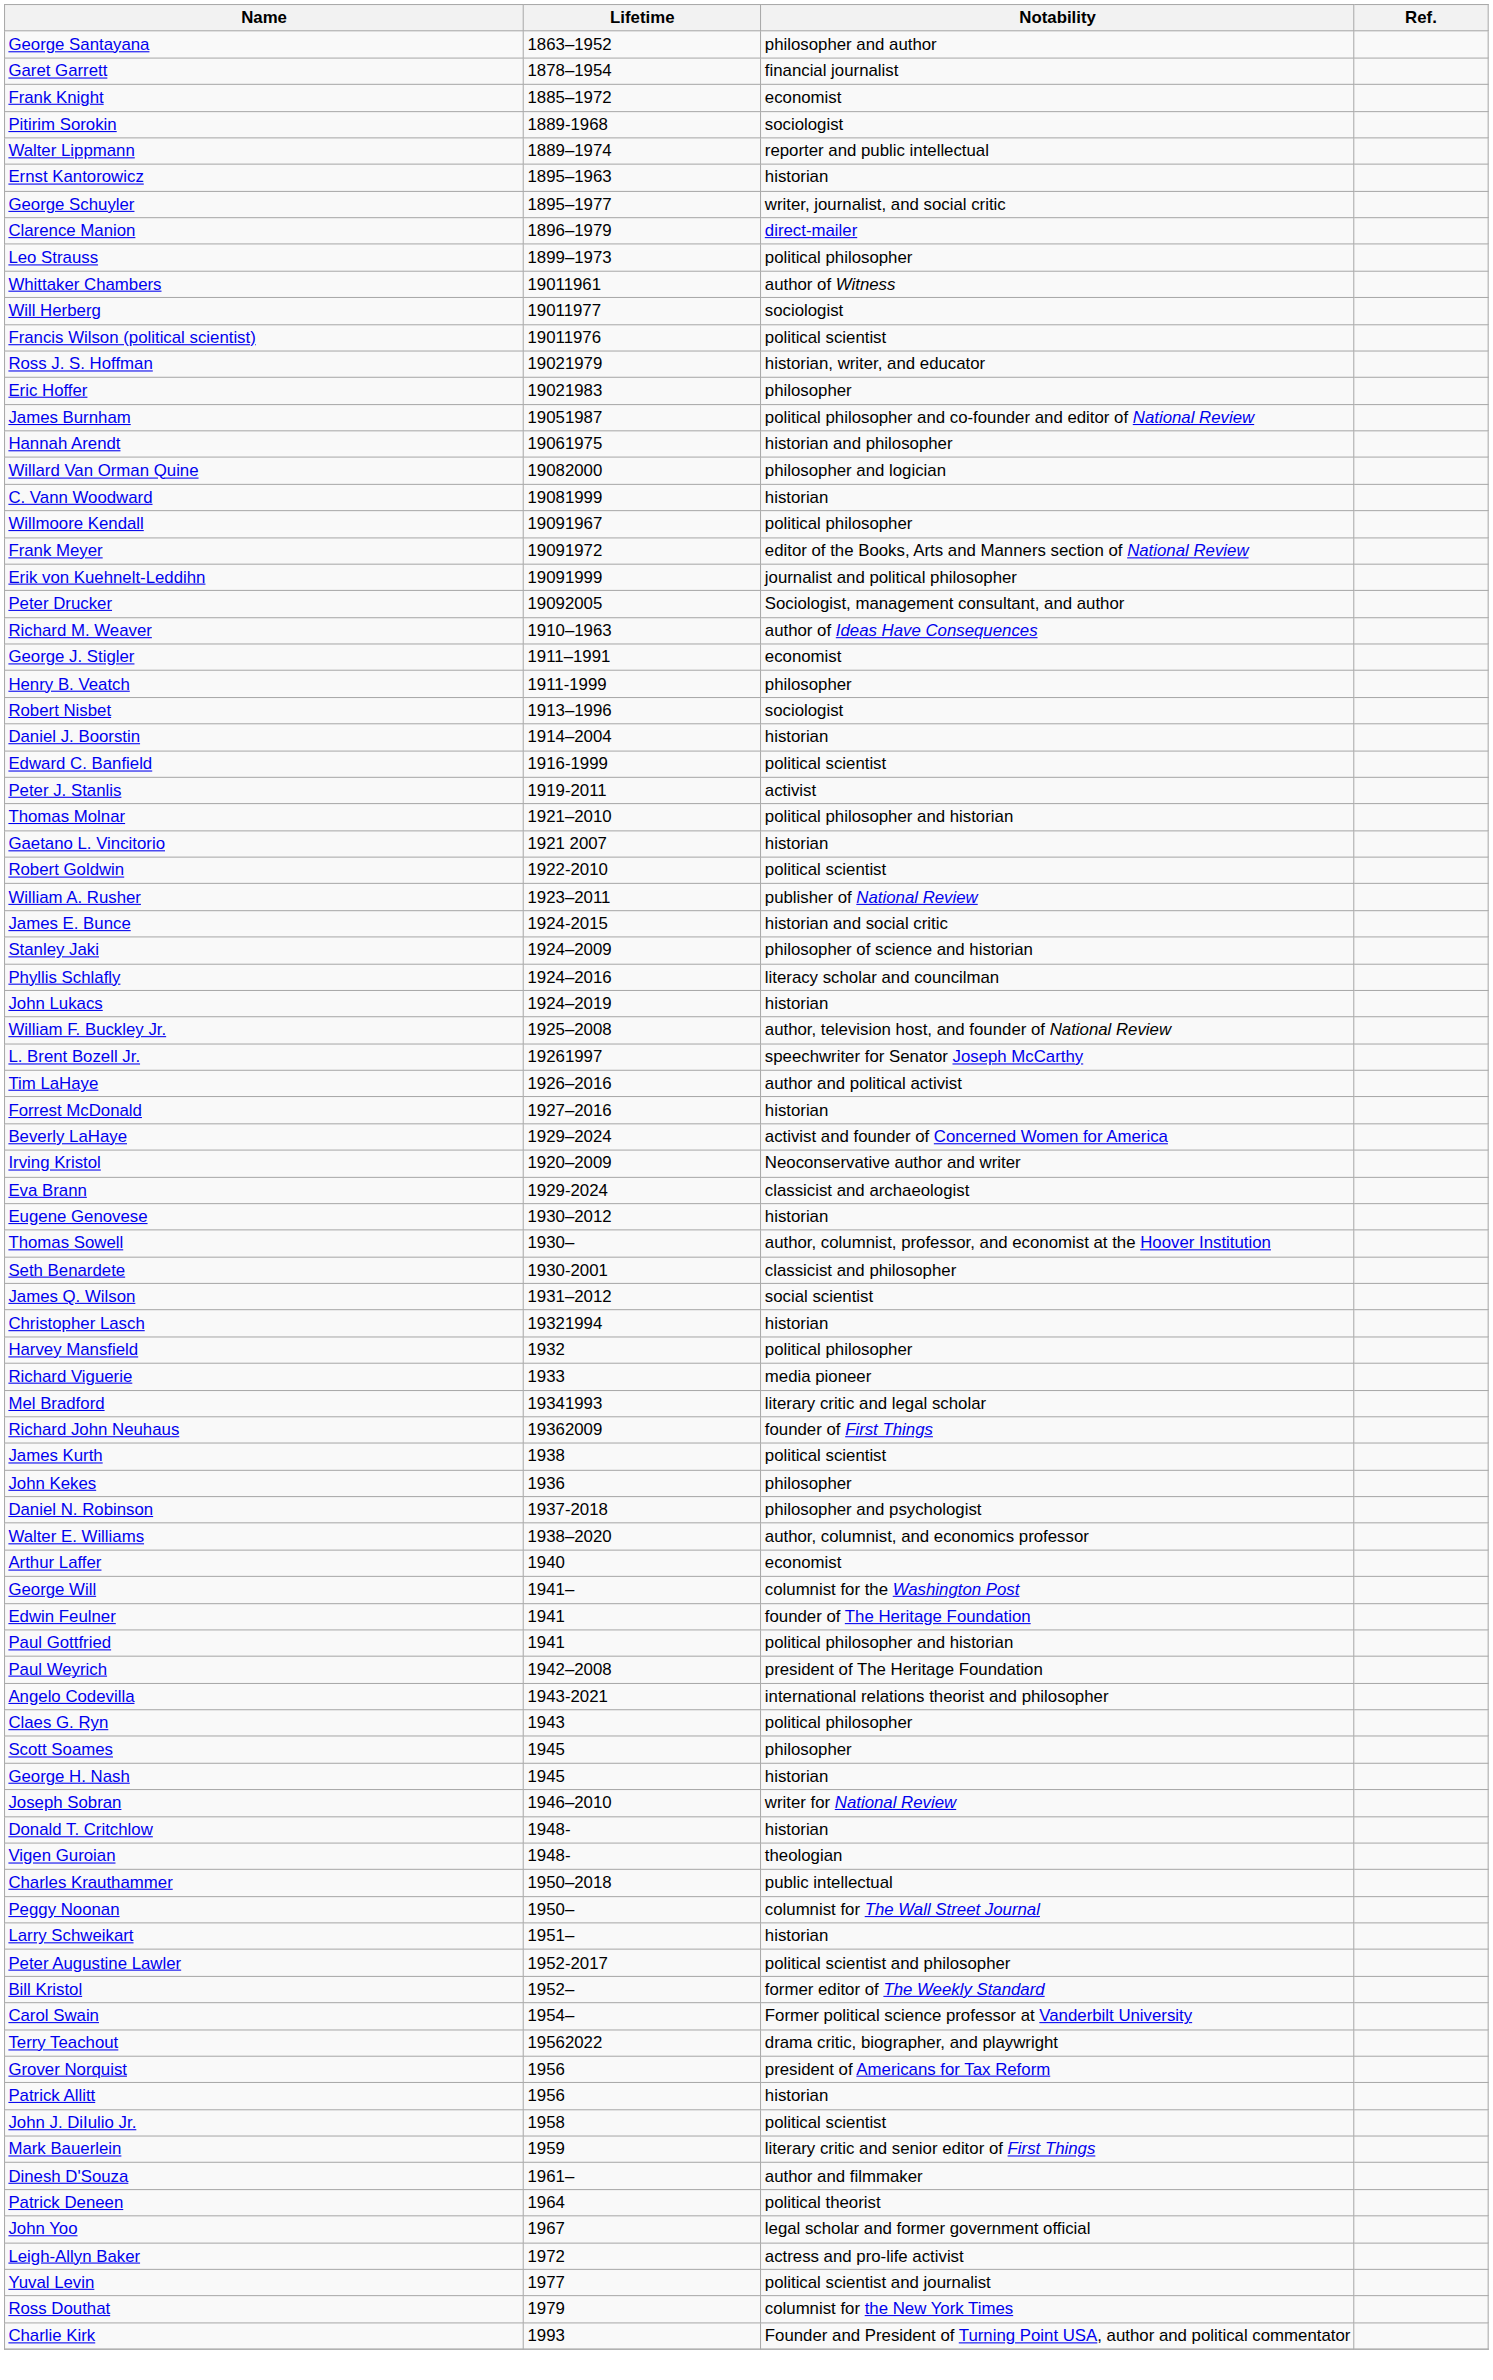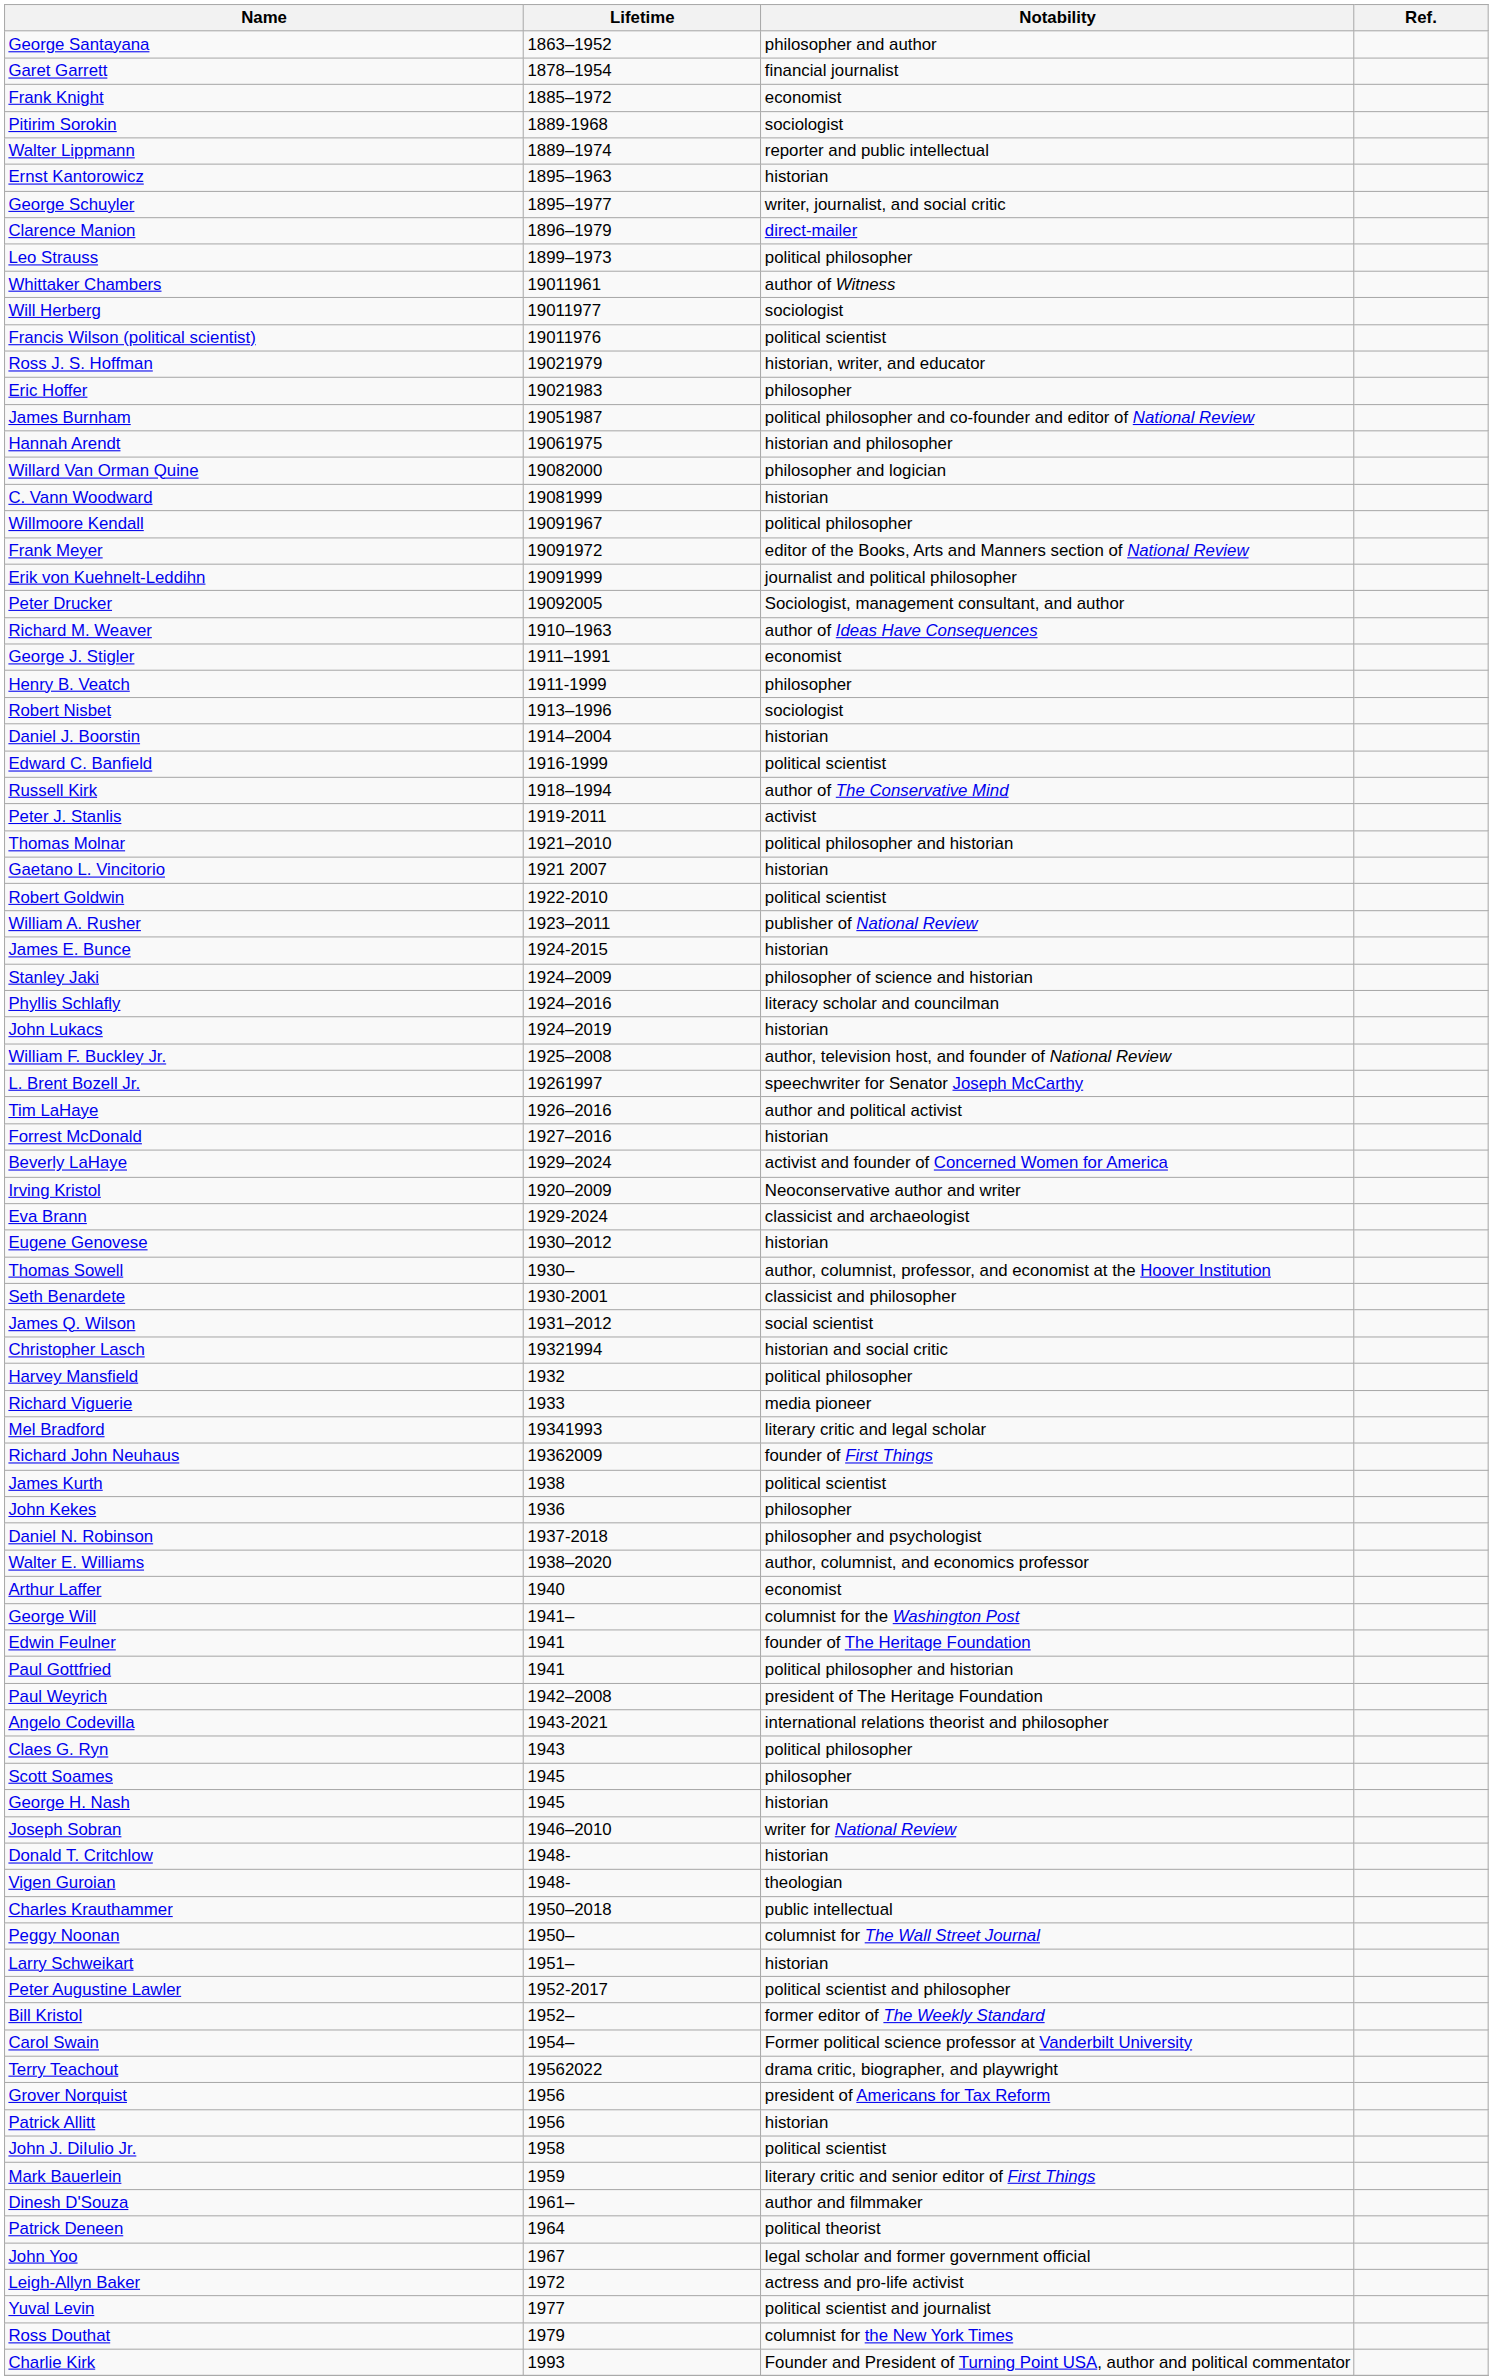+ row: (53, 790)
(856, 923) historian and social critic -> (797, 950) historian
(797, 1323) historian -> (856, 1350) historian and social critic
